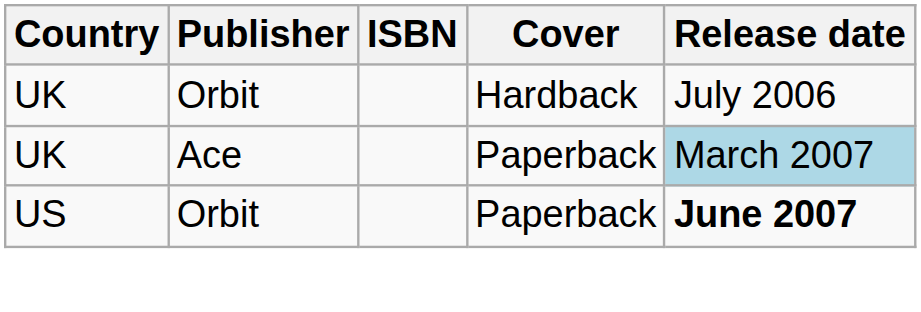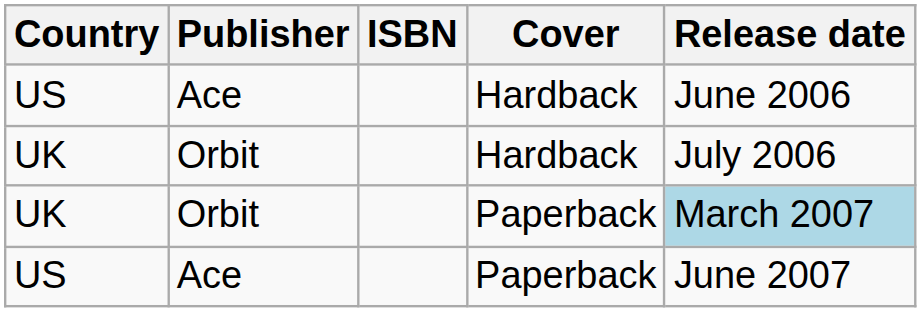+ row: (40, 94)
(209, 154) Ace -> (218, 214) Orbit
(218, 214) Orbit -> (209, 275) Ace
(766, 214) bold -> (762, 275) normal
